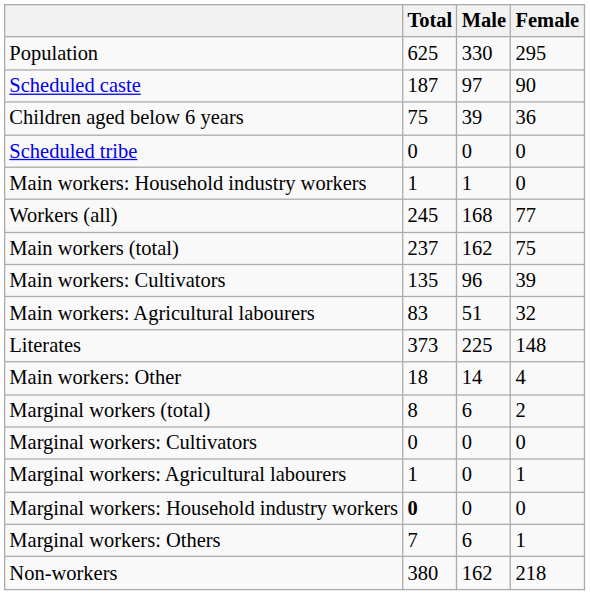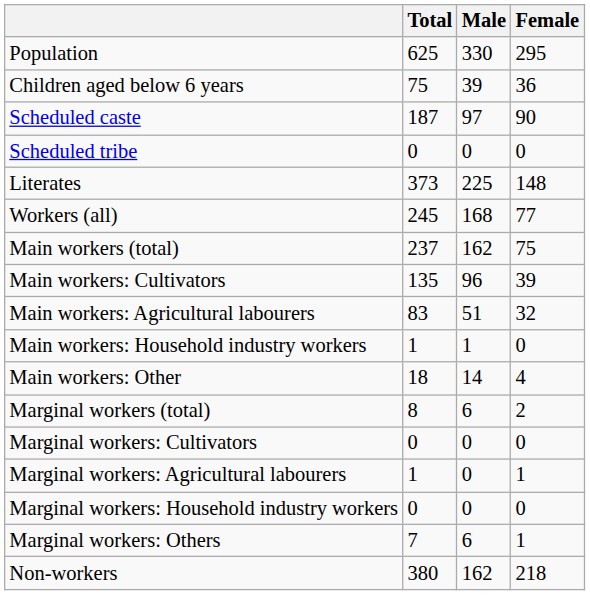rows swapped: (127, 118) <-> (75, 85)
rows swapped: (45, 345) <-> (188, 183)
(413, 507) bold -> (413, 507) normal
